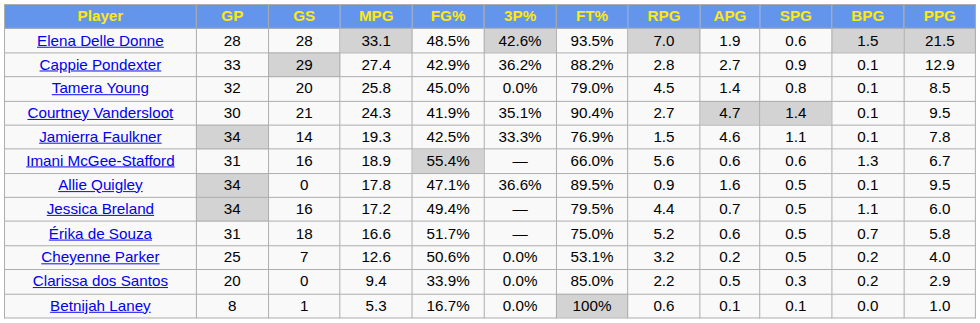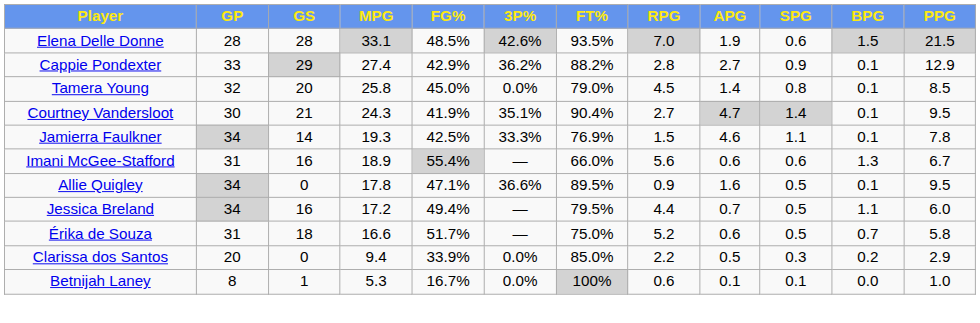- row: (100, 257)
